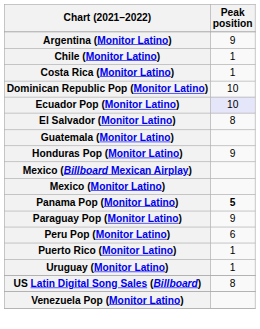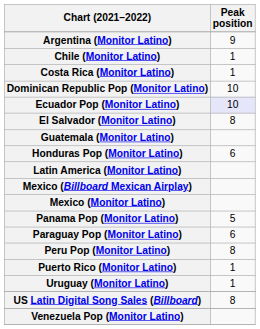(233, 154) 9 -> (233, 154) 6
+ row: (107, 170)
(233, 202) bold -> (233, 219) normal
(233, 219) 9 -> (233, 235) 6
(233, 235) 6 -> (233, 251) 8
